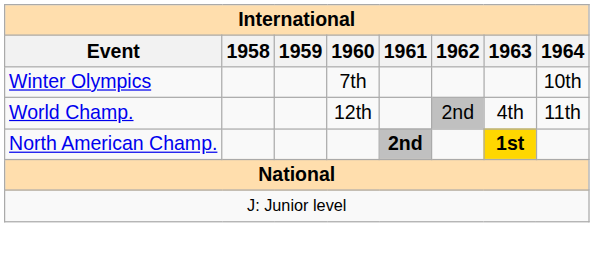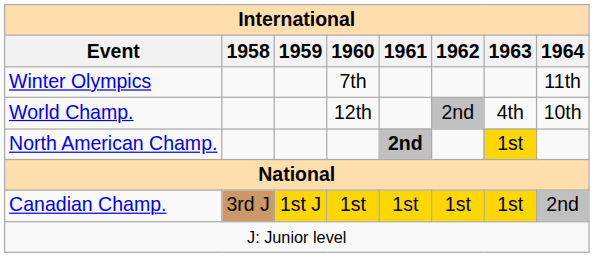(563, 81) 10th -> (563, 81) 11th
(563, 112) 11th -> (563, 112) 10th
(510, 143) bold -> (510, 143) normal
+ row: (88, 205)
